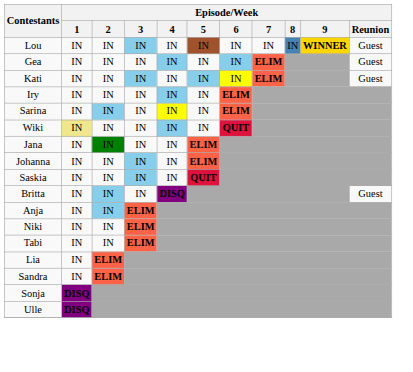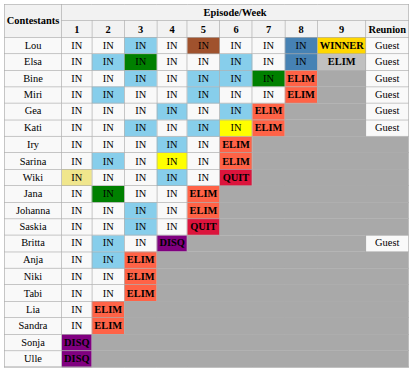+ row: (33, 62)
+ row: (33, 78)
+ row: (33, 95)
